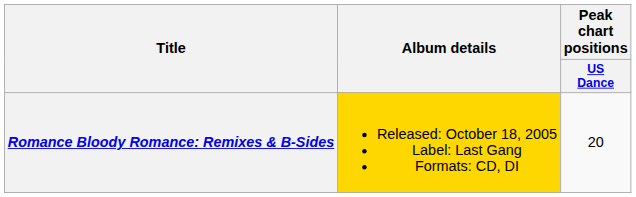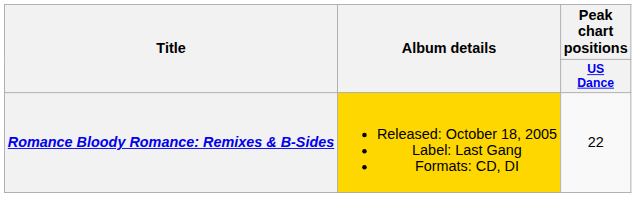(596, 142) 20 -> (596, 142) 22
